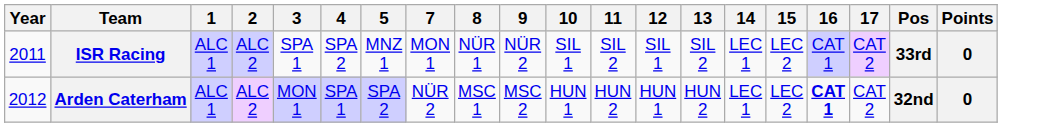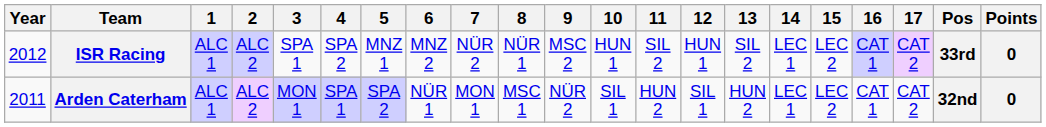+ column: (429, 18)
(28, 54) 2011 -> (28, 54) 2012
(430, 54) MON 1 -> (475, 54) NÜR 2
(523, 54) NÜR 2 -> (568, 54) MSC 2
(568, 54) SIL 1 -> (613, 54) HUN 1
(658, 54) SIL 1 -> (703, 54) HUN 1
(28, 99) 2012 -> (28, 99) 2011
(430, 99) NÜR 2 -> (475, 99) MON 1
(523, 99) MSC 2 -> (568, 99) NÜR 2
(568, 99) HUN 1 -> (613, 99) SIL 1
(658, 99) HUN 1 -> (703, 99) SIL 1
(828, 99) bold -> (873, 99) normal
